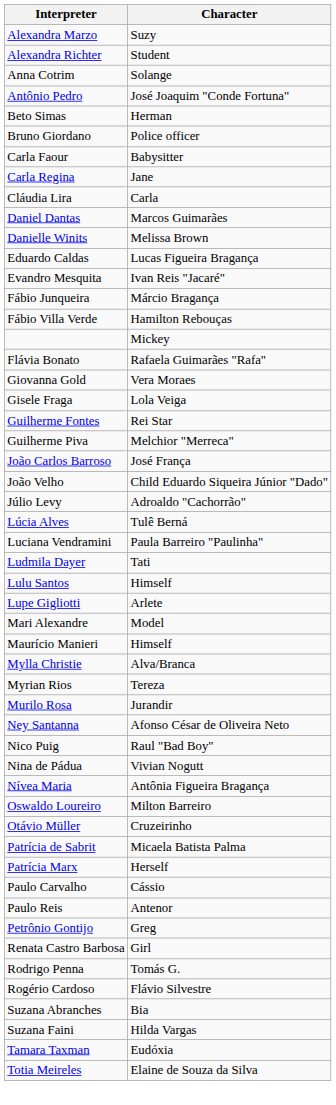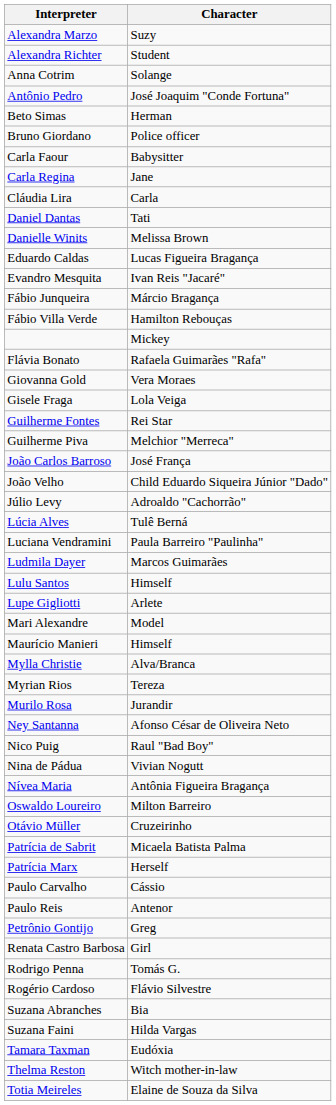(179, 217) Marcos Guimarães -> (140, 217) Tati
(140, 562) Tati -> (179, 562) Marcos Guimarães
+ row: (46, 1070)
